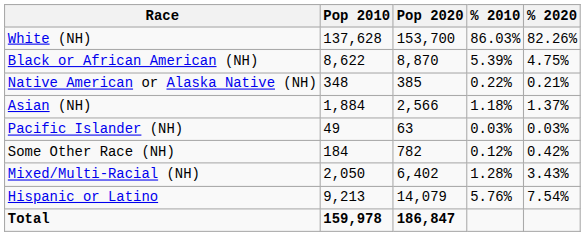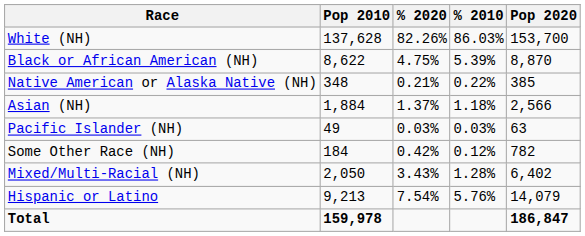columns swapped: (430, 16) <-> (552, 16)
